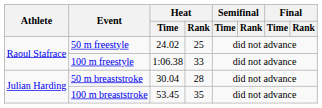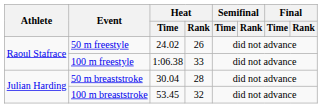(199, 45) 25 -> (199, 45) 26
(199, 95) 35 -> (199, 95) 32
